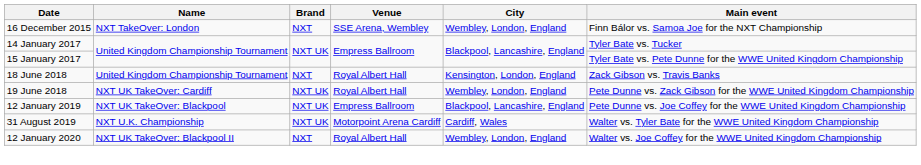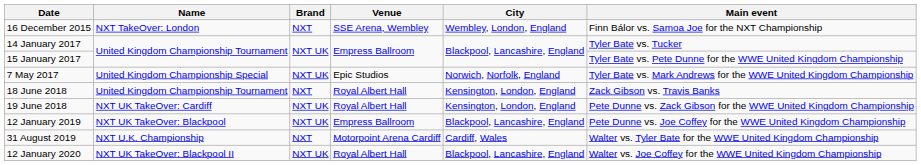+ row: (33, 74)
(506, 90) Wembley, London, England -> (510, 106) Kensington, London, England
(310, 121) NXT UK -> (302, 137) NXT
(302, 137) NXT -> (310, 153) NXT UK
(506, 137) Wembley, London, England -> (515, 153) Blackpool, Lancashire, England
